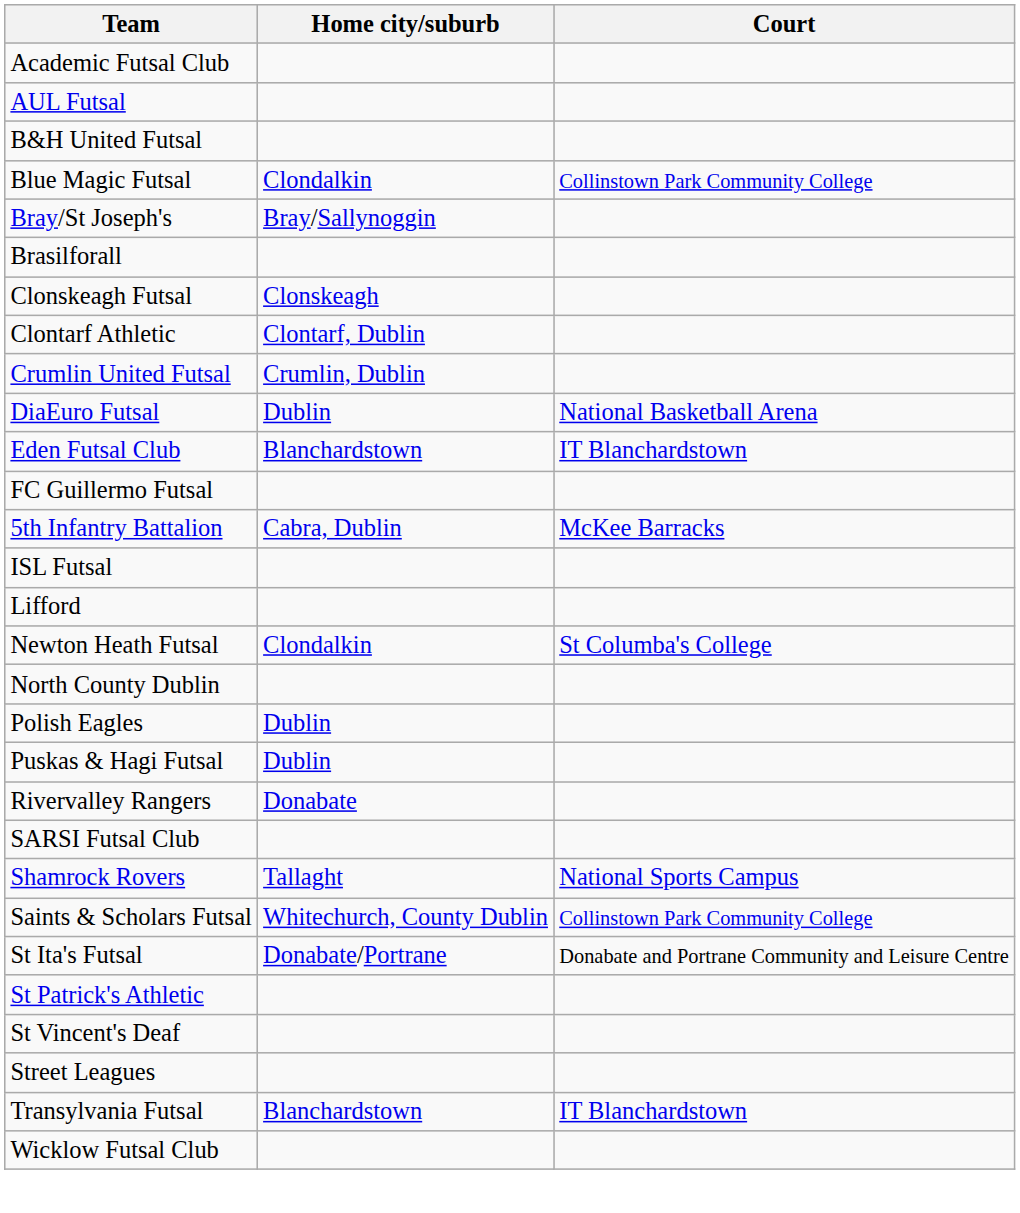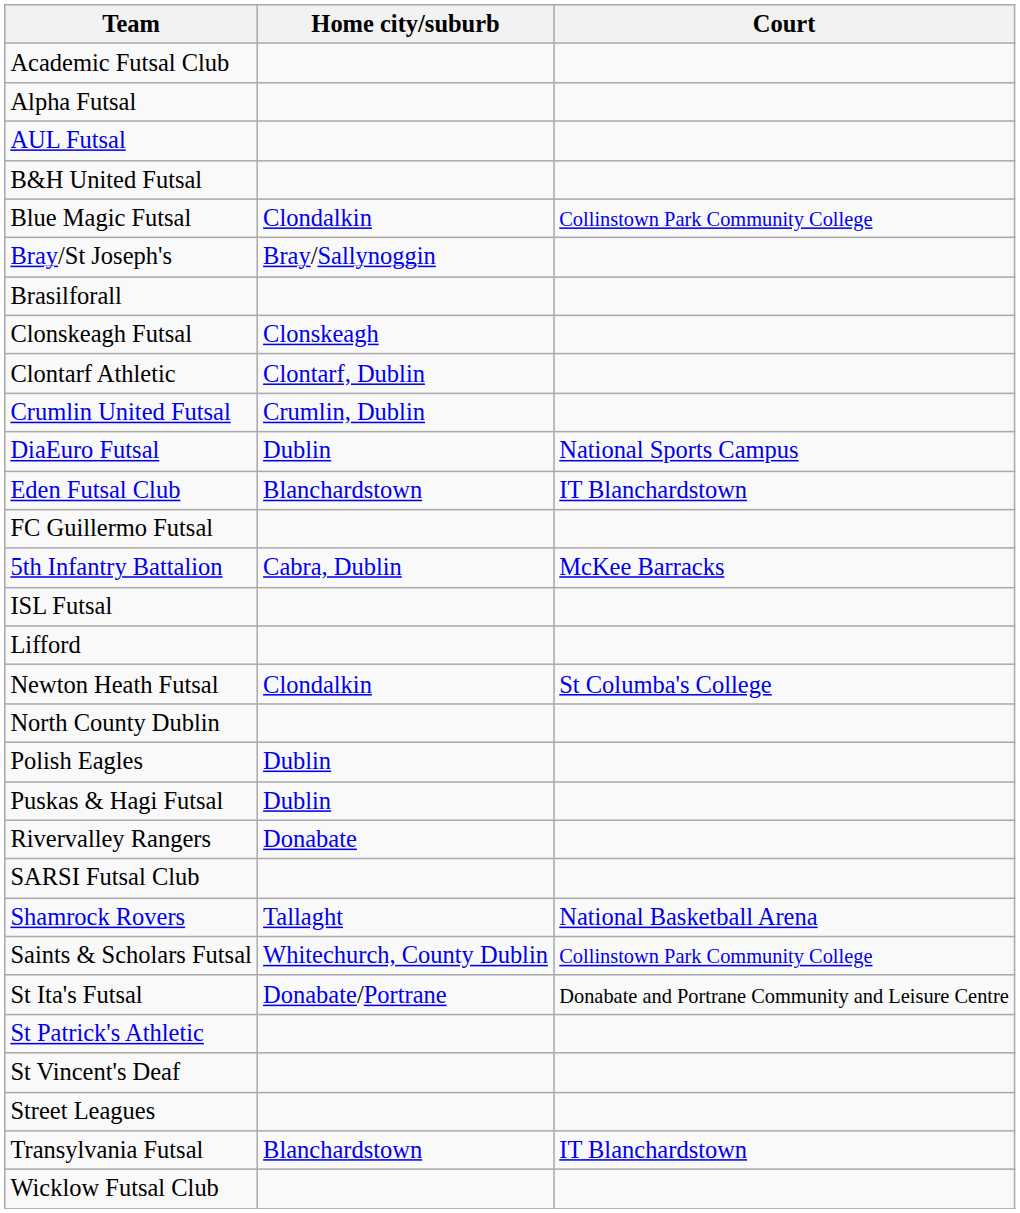+ row: (73, 101)
(688, 412) National Basketball Arena -> (679, 450) National Sports Campus
(679, 878) National Sports Campus -> (688, 916) National Basketball Arena
